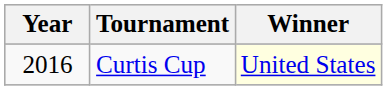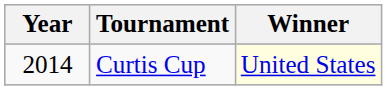(48, 64) 2016 -> (48, 64) 2014
